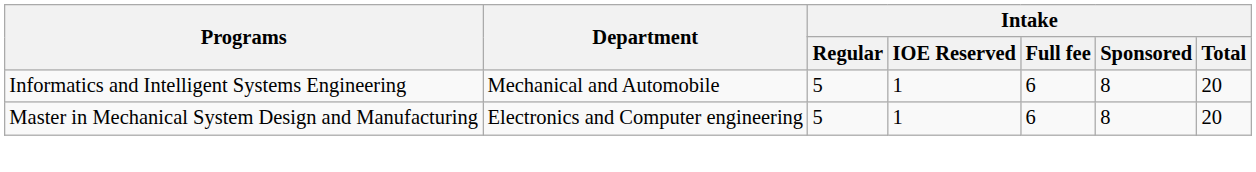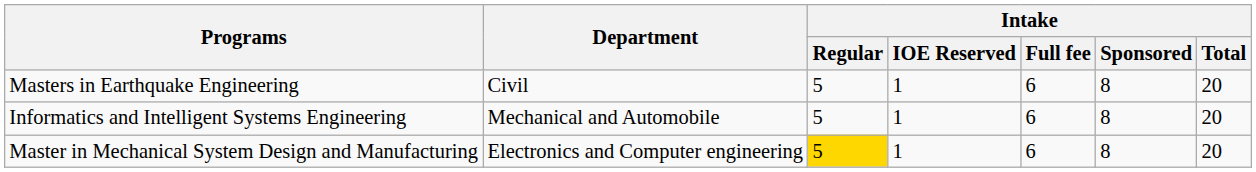+ row: (154, 85)
(818, 118) no background -> (818, 150) gold background
